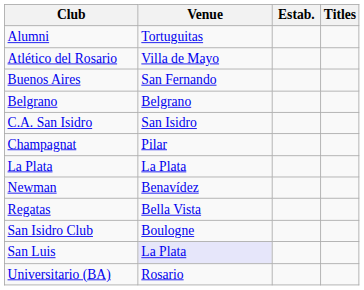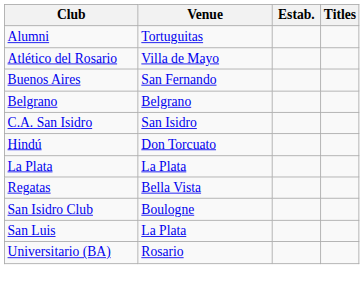- row: (42, 144)
+ row: (25, 144)
- row: (32, 187)
(164, 252) lavender background -> (164, 230) no background
